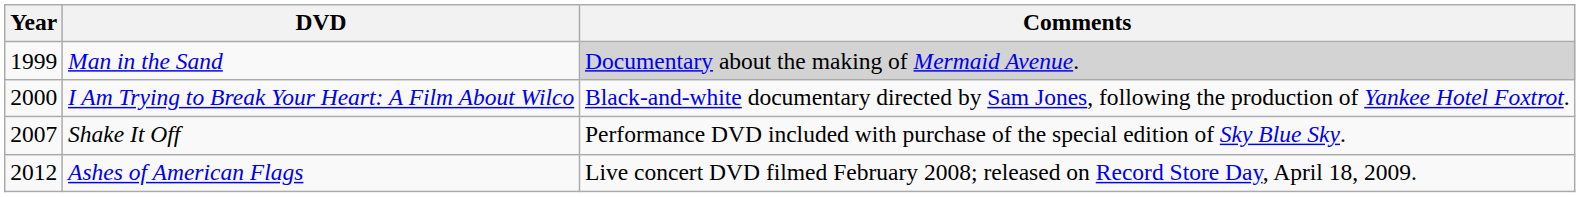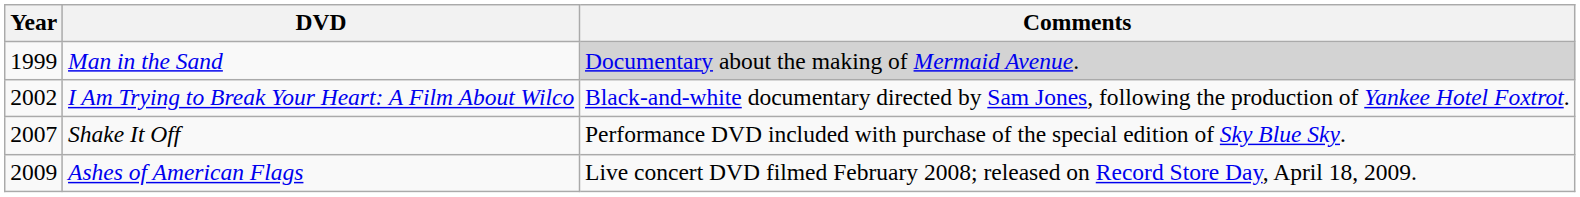(34, 97) 2000 -> (34, 97) 2002
(34, 172) 2012 -> (34, 172) 2009
